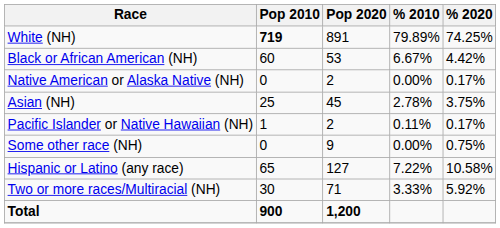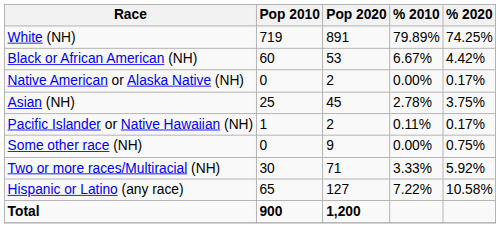(271, 37) bold -> (271, 37) normal
rows swapped: (114, 189) <-> (96, 168)
